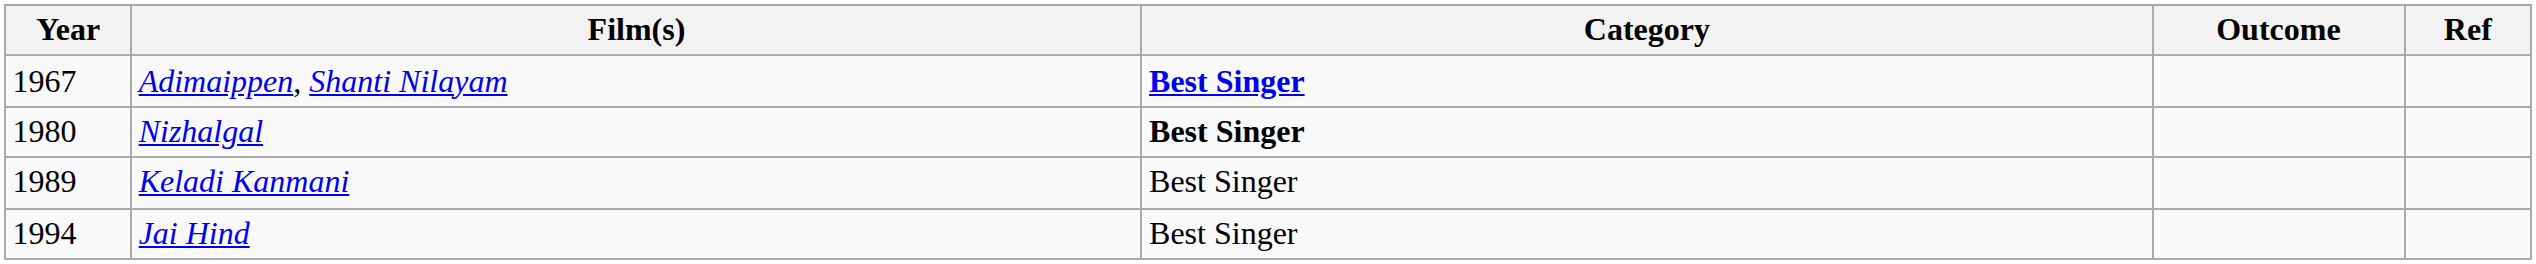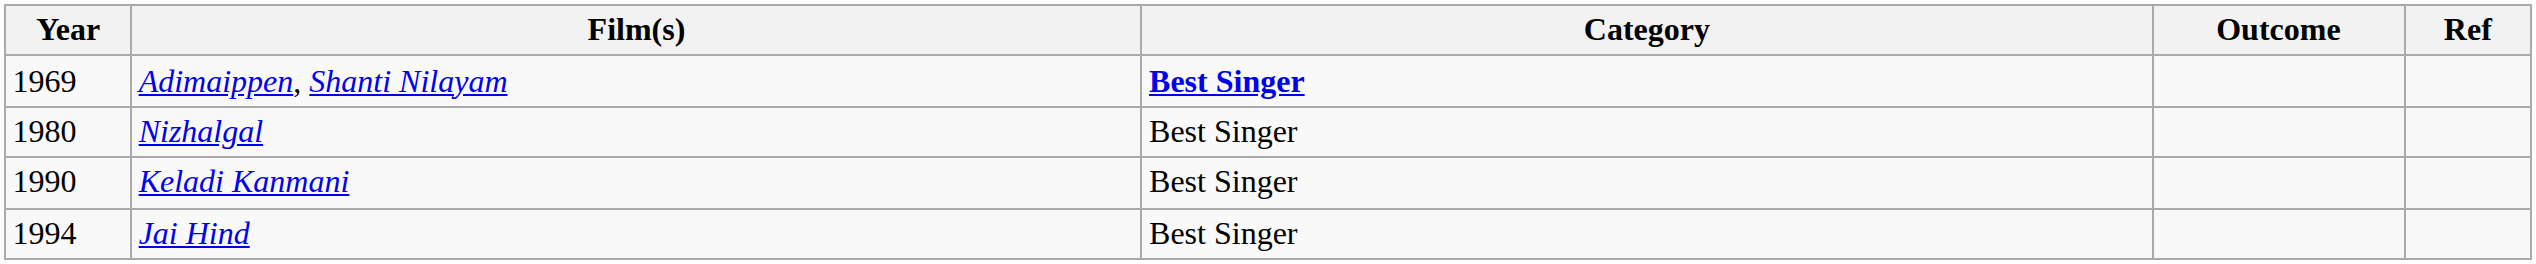(44, 80) 1967 -> (44, 80) 1969
(1227, 131) bold -> (1223, 131) normal
(44, 182) 1989 -> (44, 182) 1990
